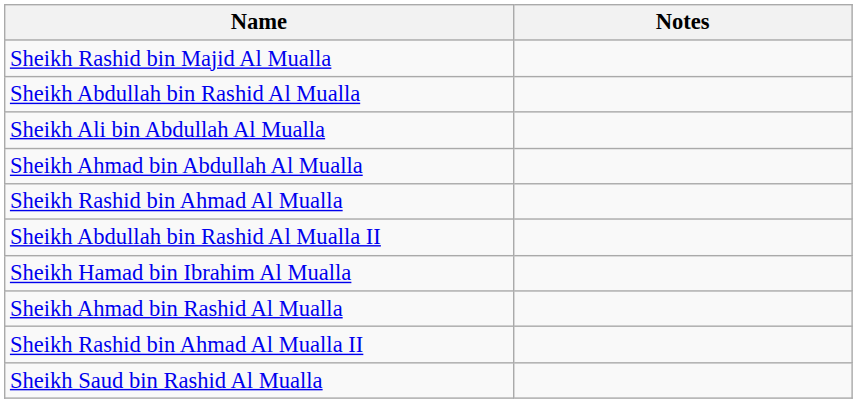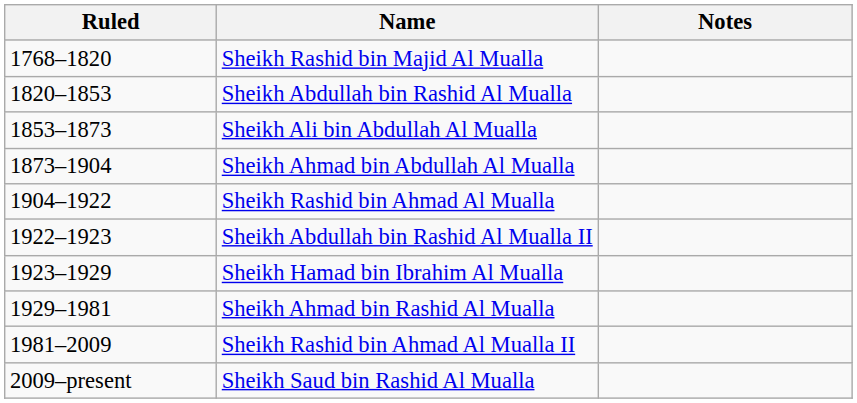+ column: (111, 22)
